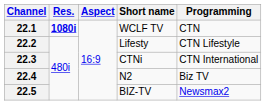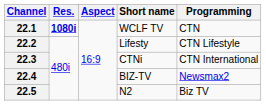(126, 76) N2 -> (135, 76) BIZ-TV
(194, 76) Biz TV -> (204, 76) Newsmax2
(135, 92) BIZ-TV -> (126, 92) N2
(204, 92) Newsmax2 -> (194, 92) Biz TV
